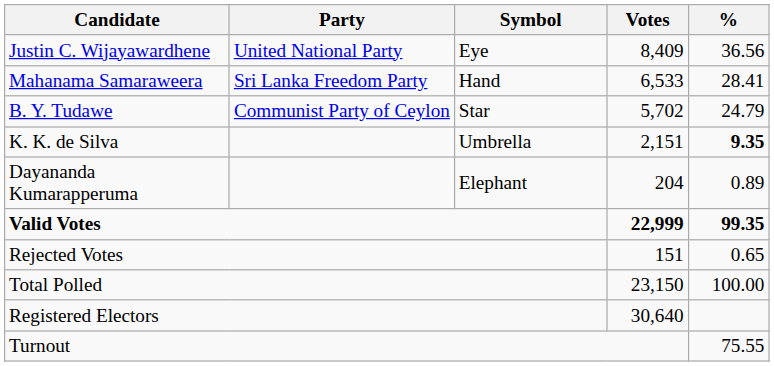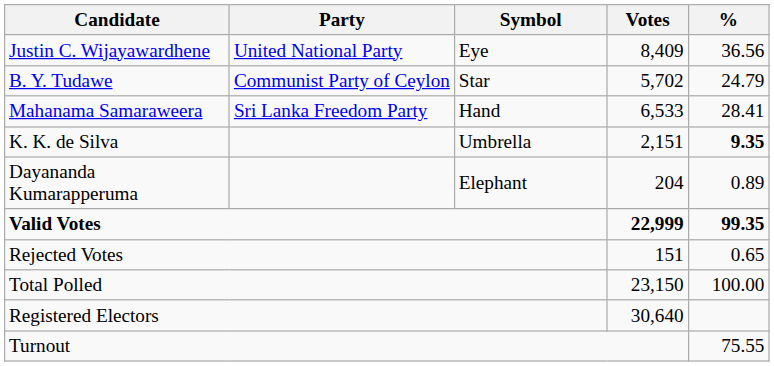rows swapped: (106, 80) <-> (61, 111)
